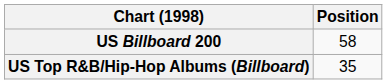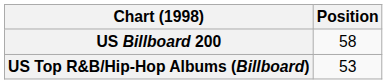(348, 66) 35 -> (348, 66) 53
